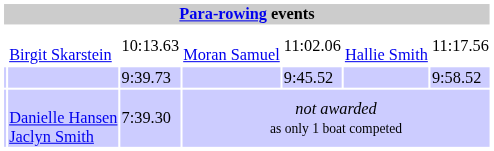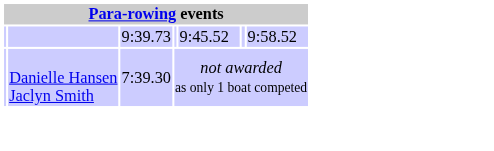- row: (60, 55)
